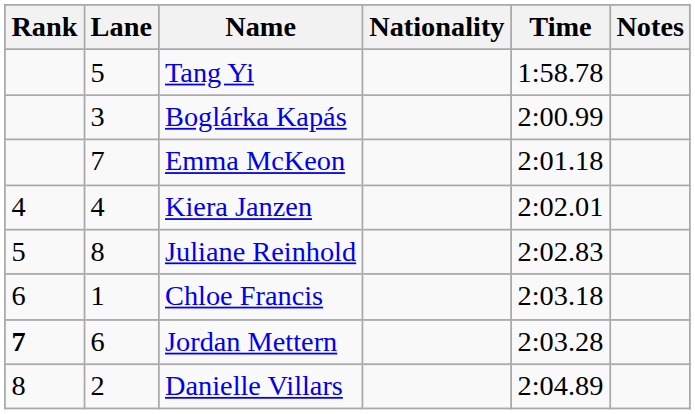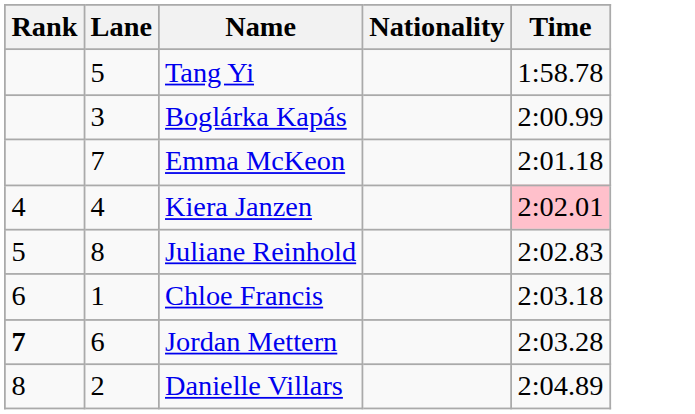- column: (650, 26)
(560, 206) no background -> (560, 206) pink background
